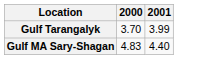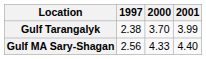+ column: (131, 12)
(131, 46) 4.83 -> (159, 46) 4.33
